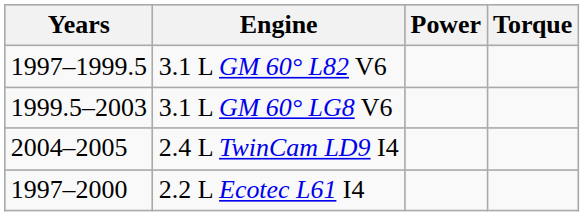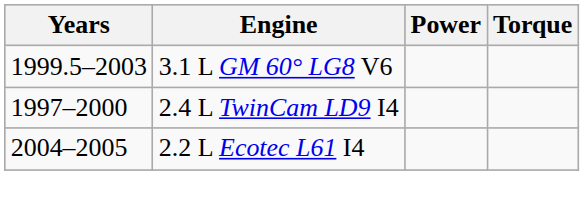- row: (273, 66)
(69, 148) 2004–2005 -> (69, 107) 1997–2000
(69, 189) 1997–2000 -> (69, 148) 2004–2005
